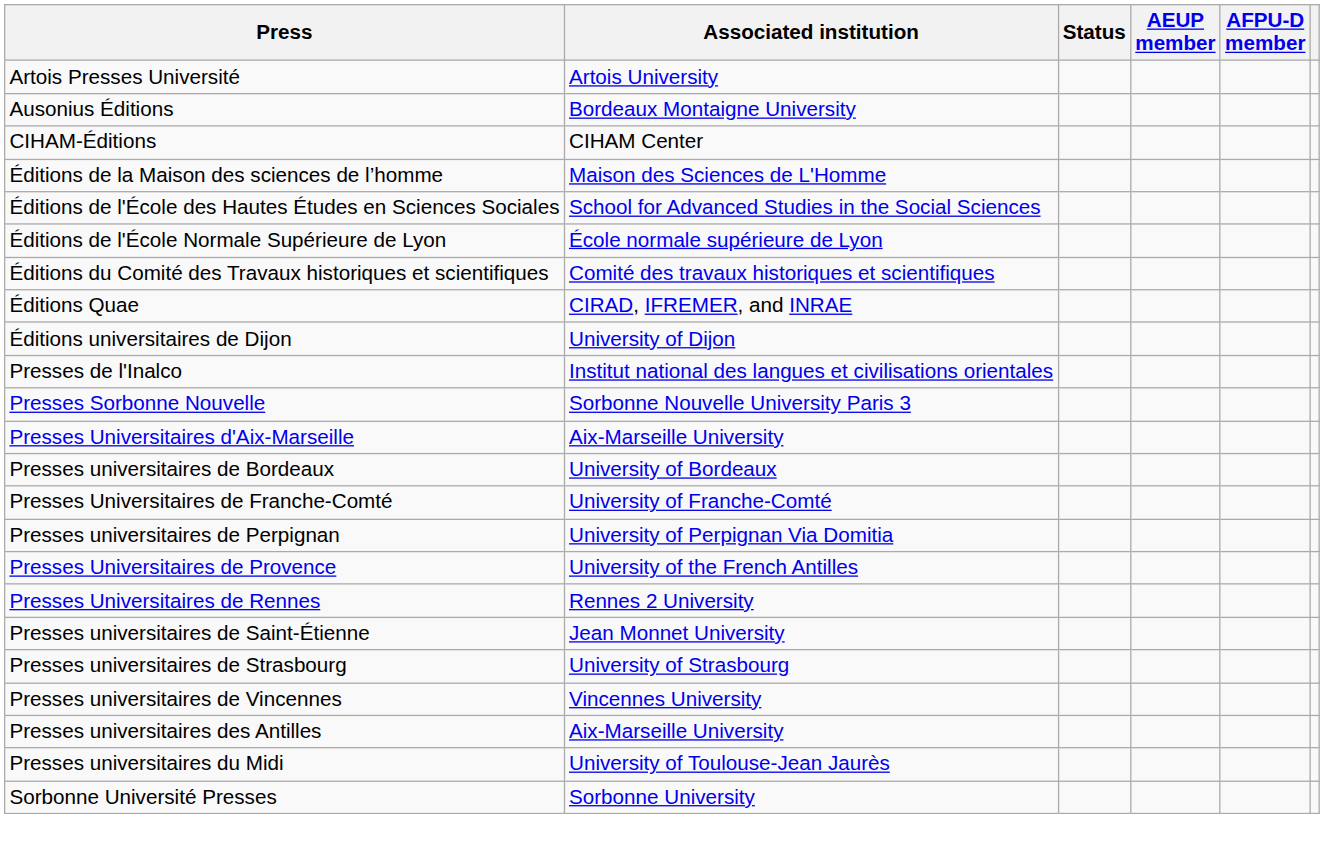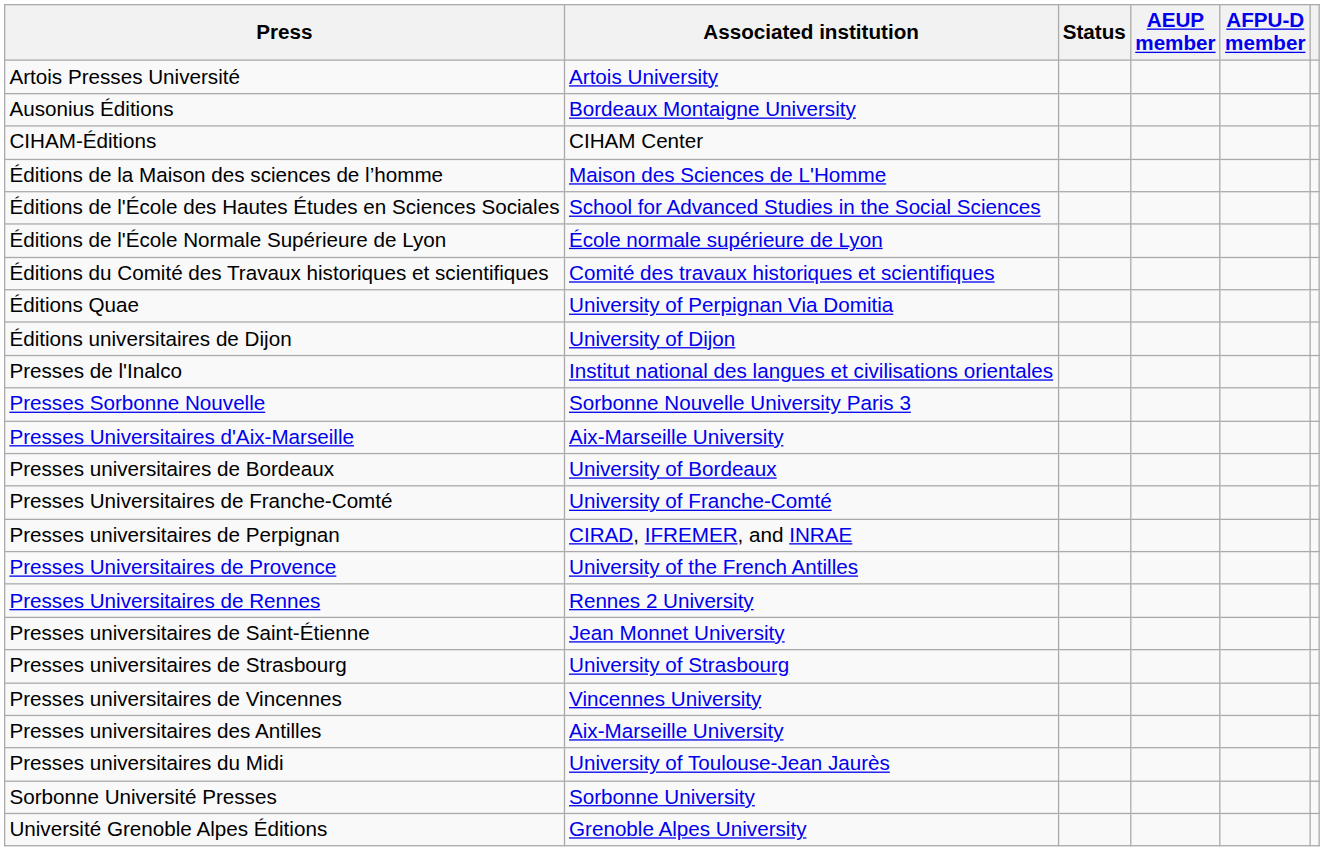(711, 305) CIRAD, IFREMER, and INRAE -> (731, 305) University of Perpignan Via Domitia
(731, 535) University of Perpignan Via Domitia -> (711, 535) CIRAD, IFREMER, and INRAE
+ row: (168, 829)
